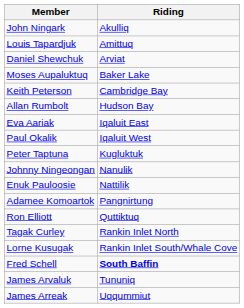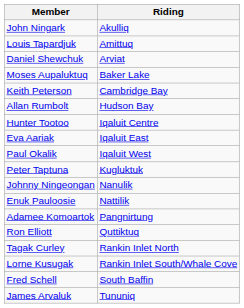+ row: (38, 122)
(129, 264) bold -> (126, 279) normal
- row: (37, 295)
